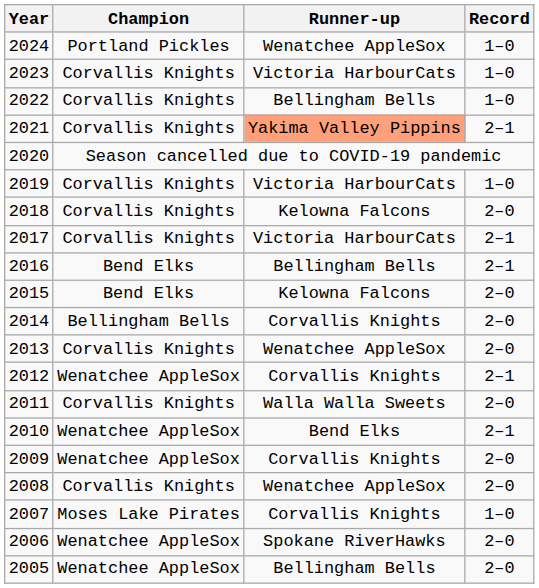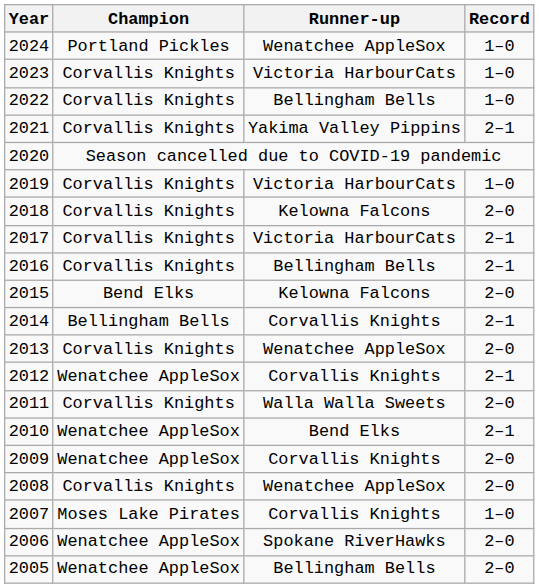(354, 129) lightsalmon background -> (354, 129) no background
(149, 266) Bend Elks -> (149, 266) Corvallis Knights
(499, 321) 2–0 -> (499, 321) 2–1
